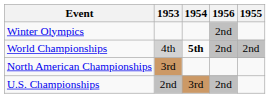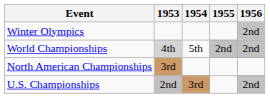columns swapped: (251, 13) <-> (223, 13)
(196, 48) bold -> (196, 48) normal
